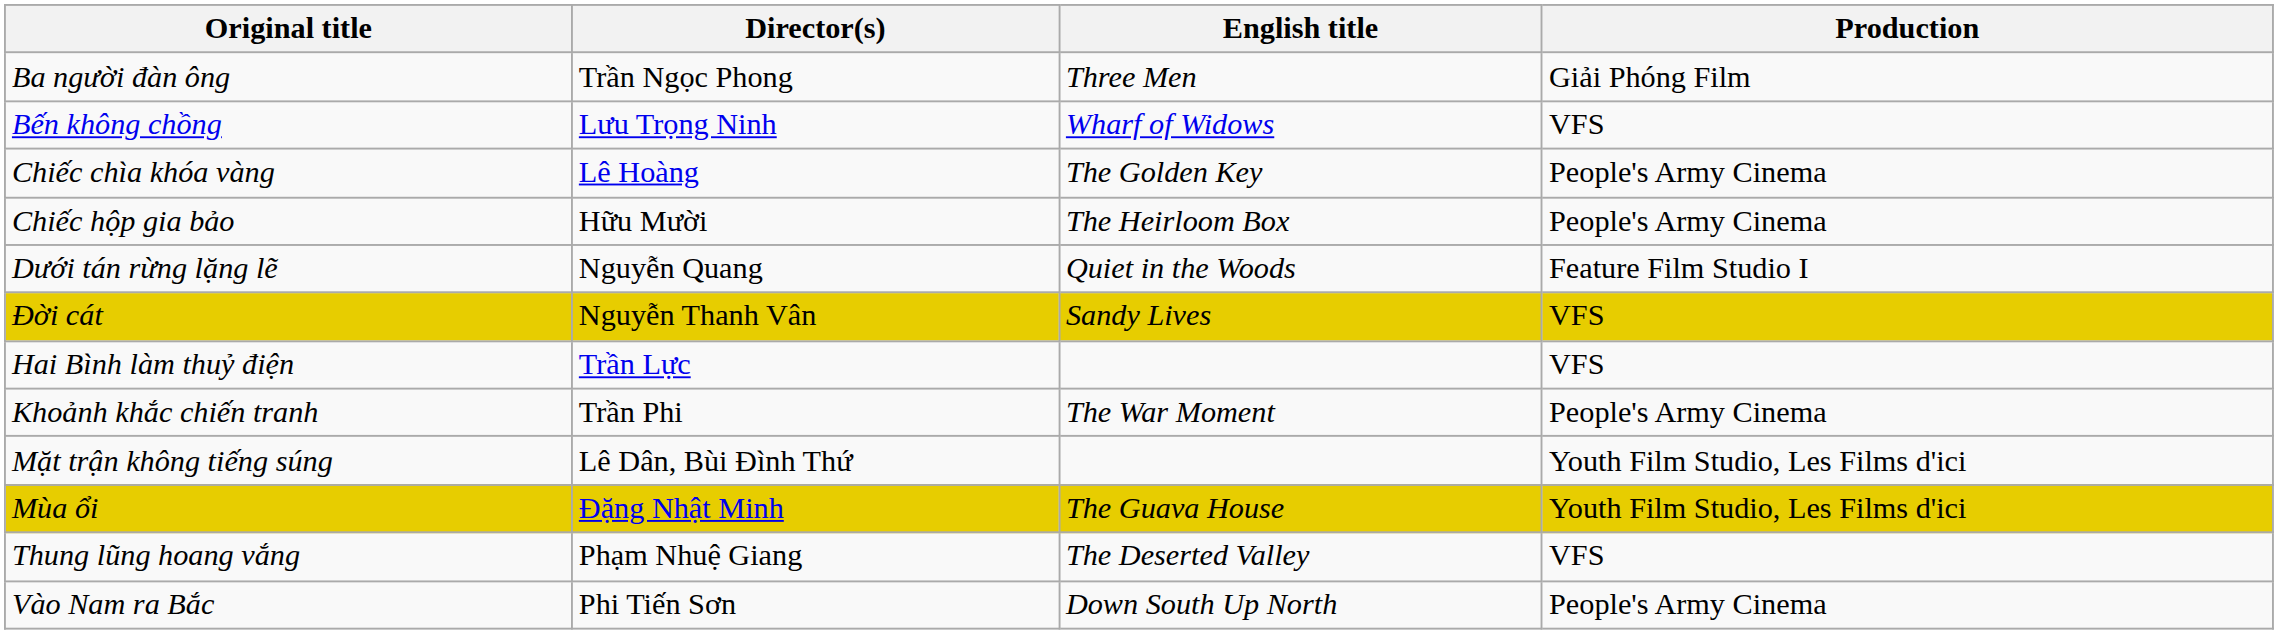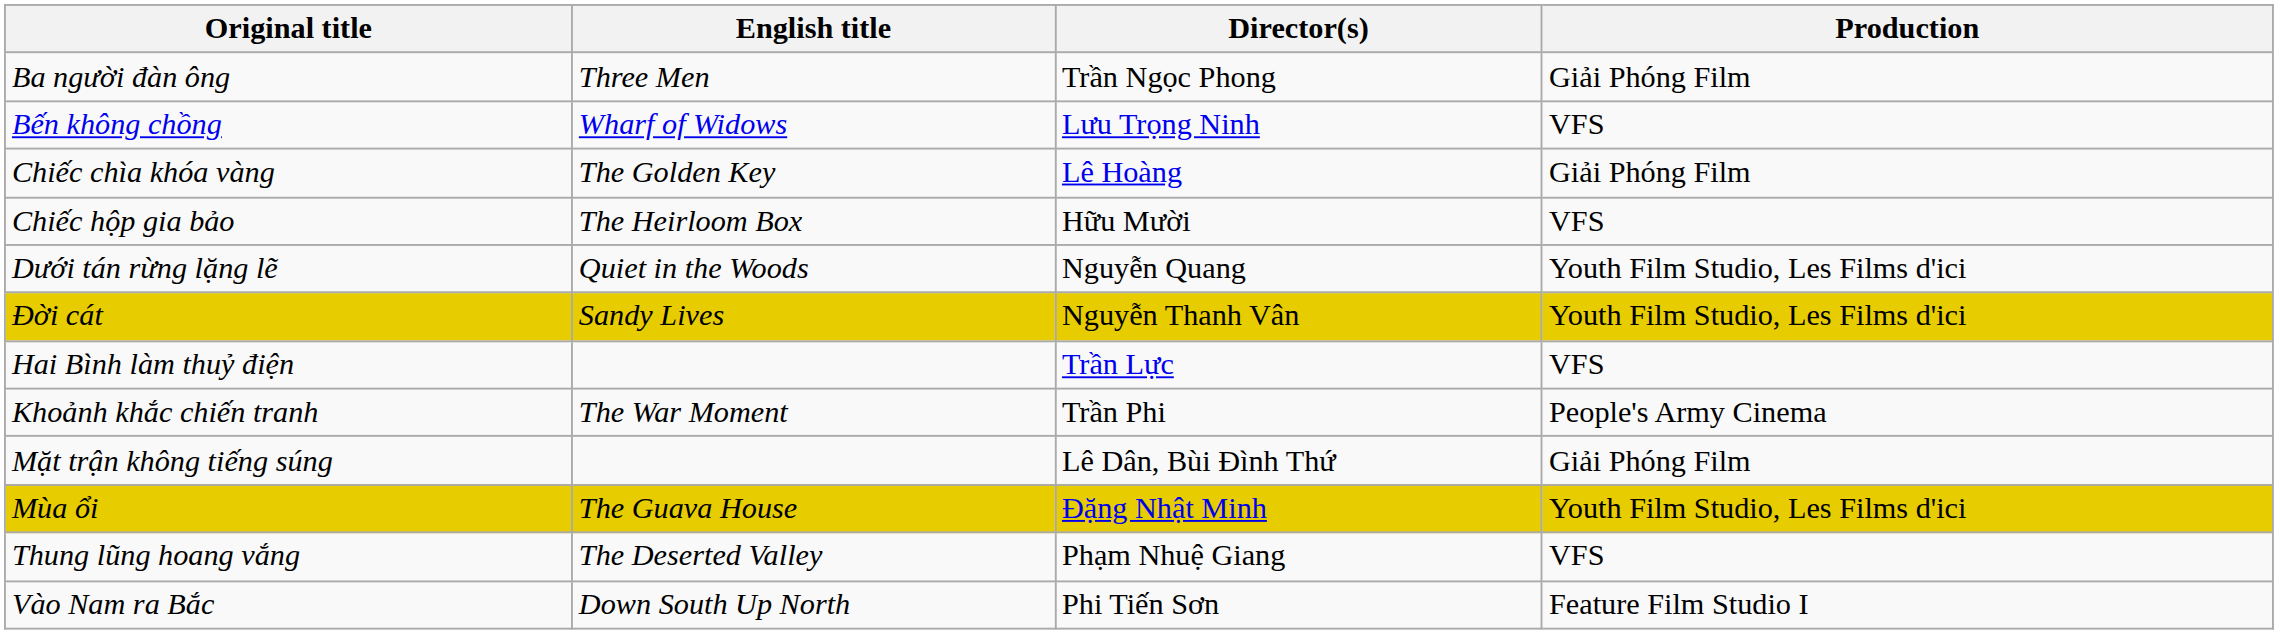columns swapped: (1300, 28) <-> (815, 28)
(1688, 172) People's Army Cinema -> (1650, 172) Giải Phóng Film
(1688, 220) People's Army Cinema -> (1577, 220) VFS
(1679, 268) Feature Film Studio I -> (1758, 268) Youth Film Studio, Les Films d'ici
(1577, 316) VFS -> (1758, 316) Youth Film Studio, Les Films d'ici
(1758, 460) Youth Film Studio, Les Films d'ici -> (1650, 460) Giải Phóng Film
(1688, 603) People's Army Cinema -> (1679, 603) Feature Film Studio I
